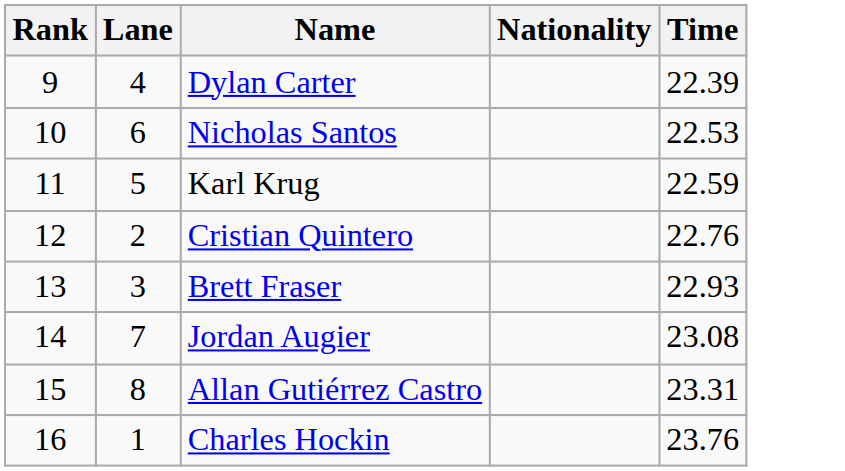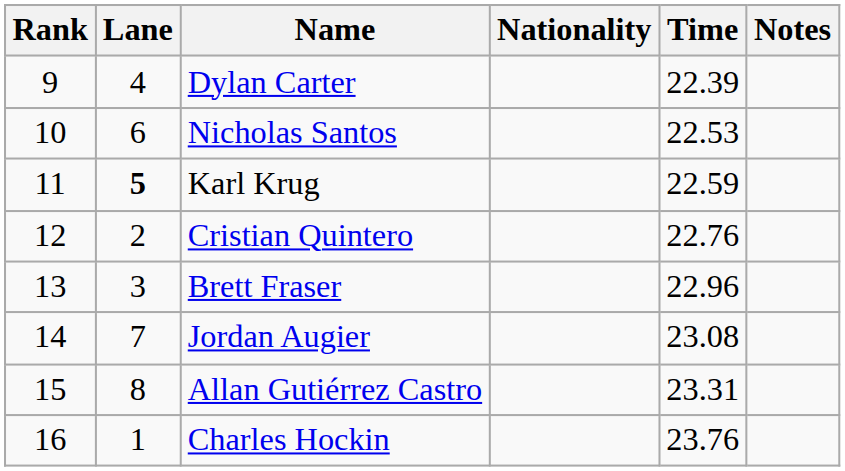+ column: (793, 30)
(138, 183) normal -> (138, 183) bold
(703, 286) 22.93 -> (703, 286) 22.96
